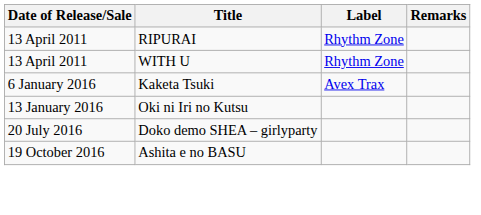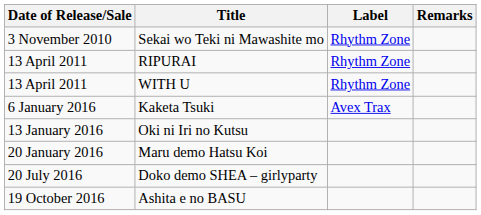+ row: (231, 38)
+ row: (203, 152)
